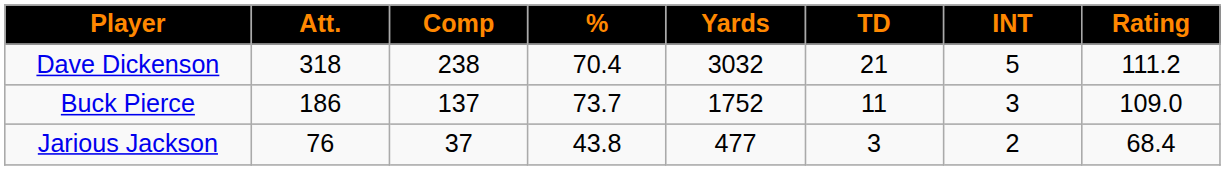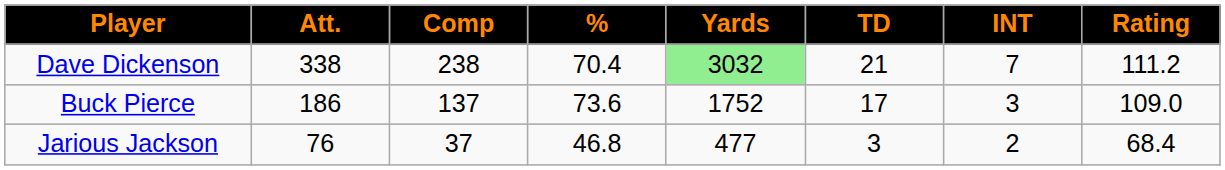(320, 64) 318 -> (320, 64) 338
(736, 64) no background -> (736, 64) lightgreen background
(1012, 64) 5 -> (1012, 64) 7
(597, 104) 73.7 -> (597, 104) 73.6
(874, 104) 11 -> (874, 104) 17
(597, 143) 43.8 -> (597, 143) 46.8
